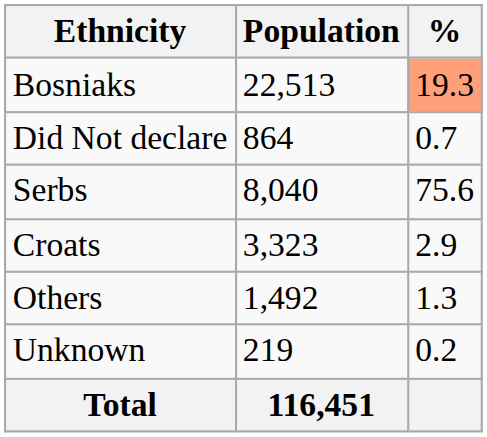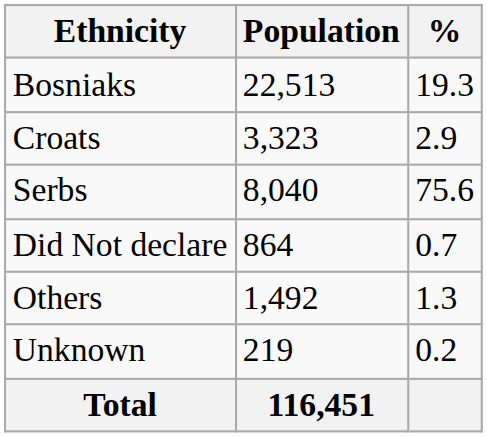(445, 84) lightsalmon background -> (445, 84) no background
rows swapped: (57, 244) <-> (120, 137)
